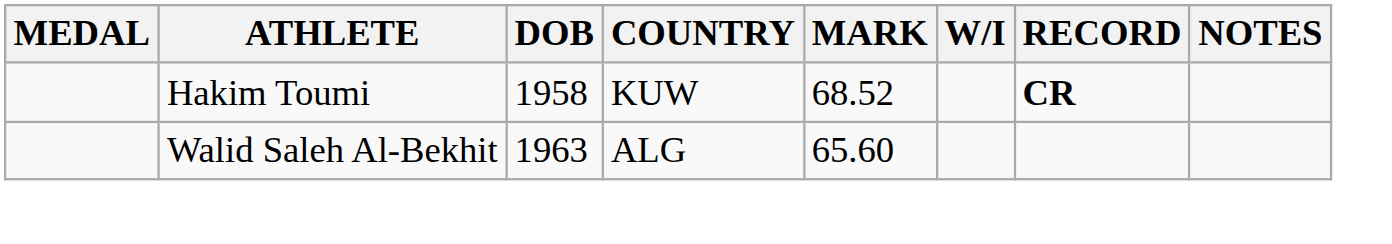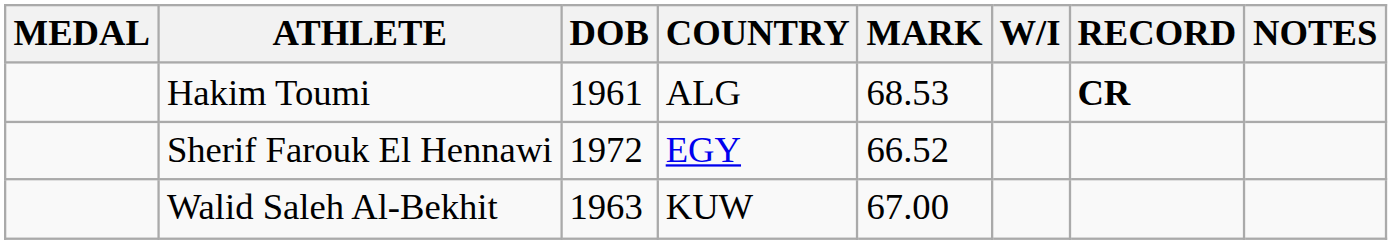(551, 91) 1958 -> (606, 91) 1961
(655, 91) KUW -> (703, 91) ALG
(853, 91) 68.52 -> (908, 91) 68.53
+ row: (360, 149)
(649, 149) ALG -> (709, 207) KUW
(853, 149) 65.60 -> (908, 207) 67.00
